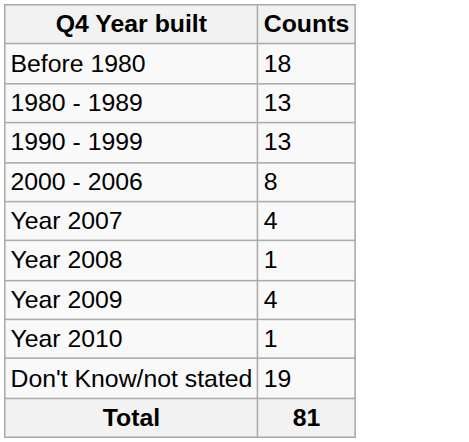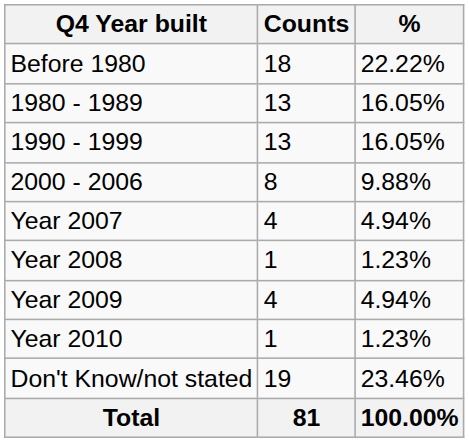+ column: (410, 24)
